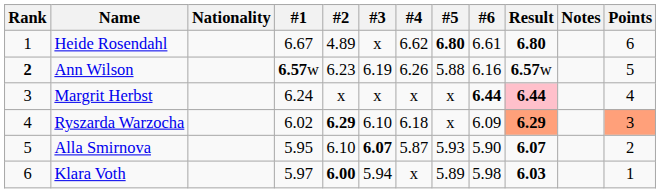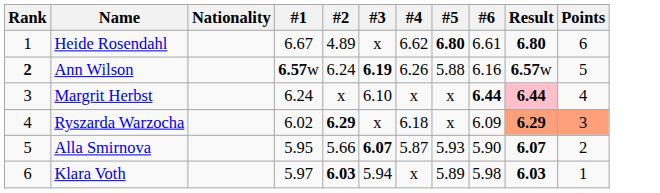- column: (581, 17)
(341, 69) 6.23 -> (341, 69) 6.24
(377, 69) normal -> (377, 69) bold
(377, 95) x -> (377, 95) 6.10
(377, 122) 6.10 -> (377, 122) x
(341, 148) 6.10 -> (341, 148) 5.66
(341, 174) 6.00 -> (341, 174) 6.03
